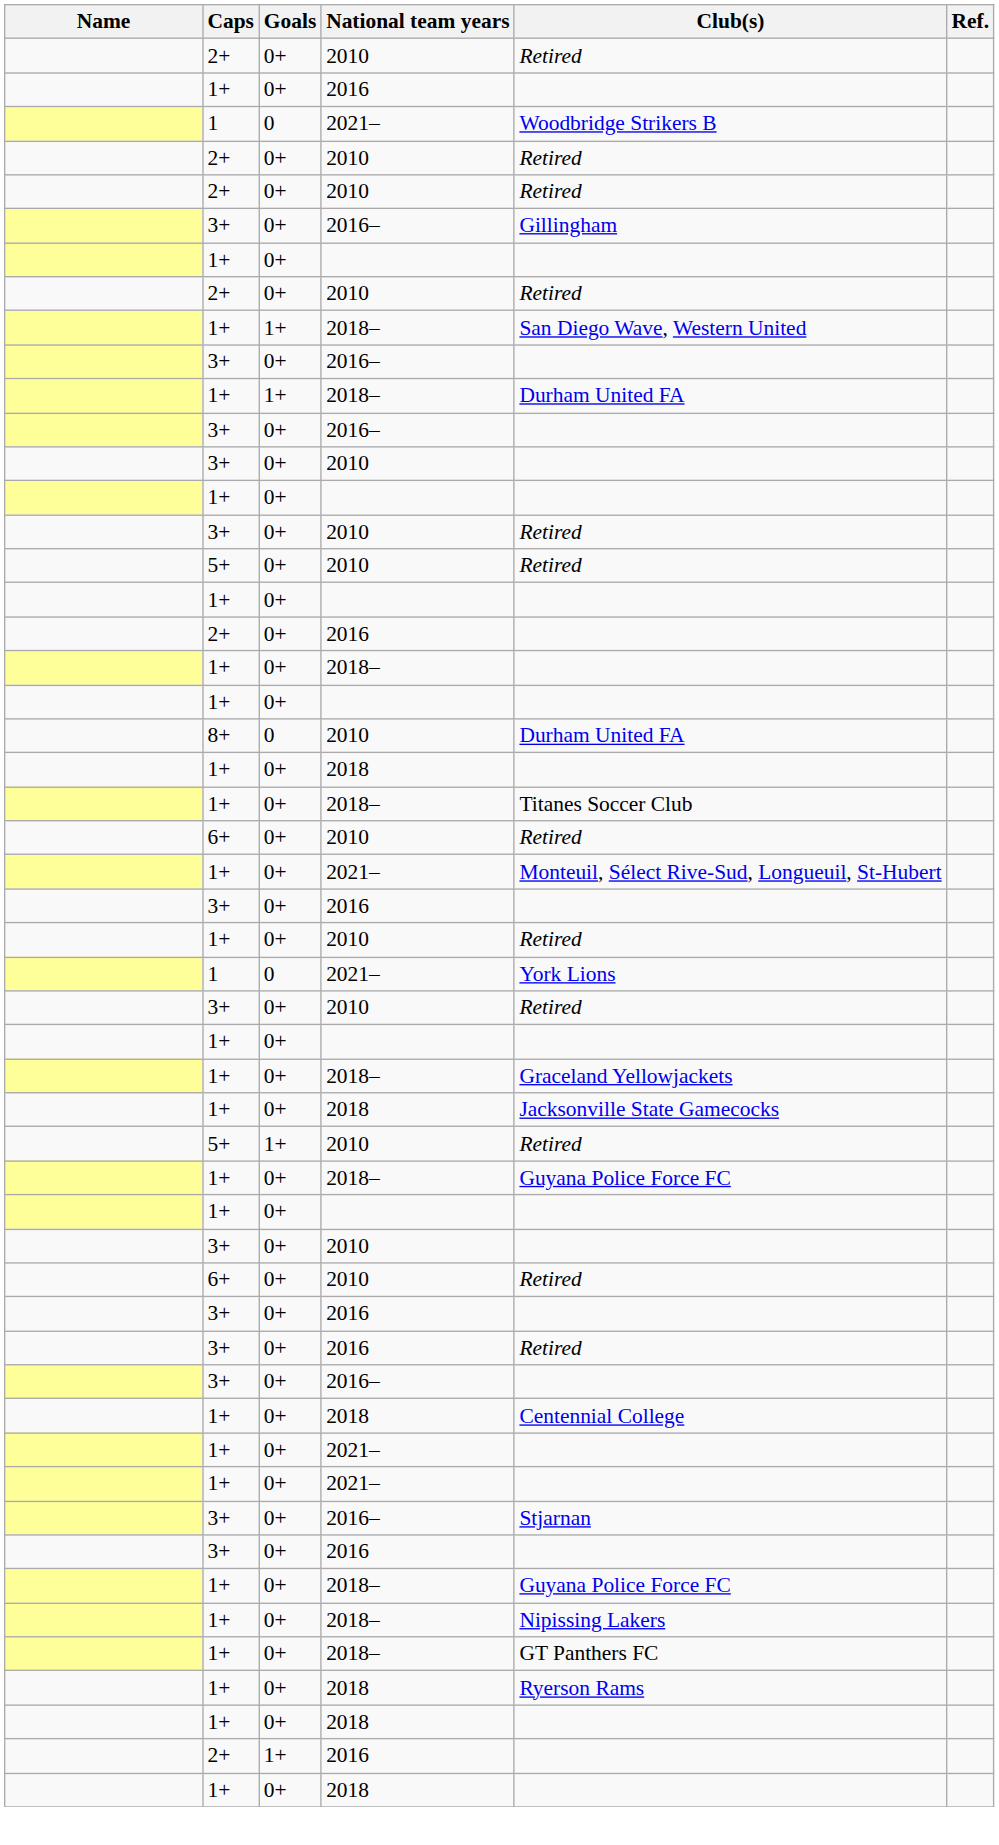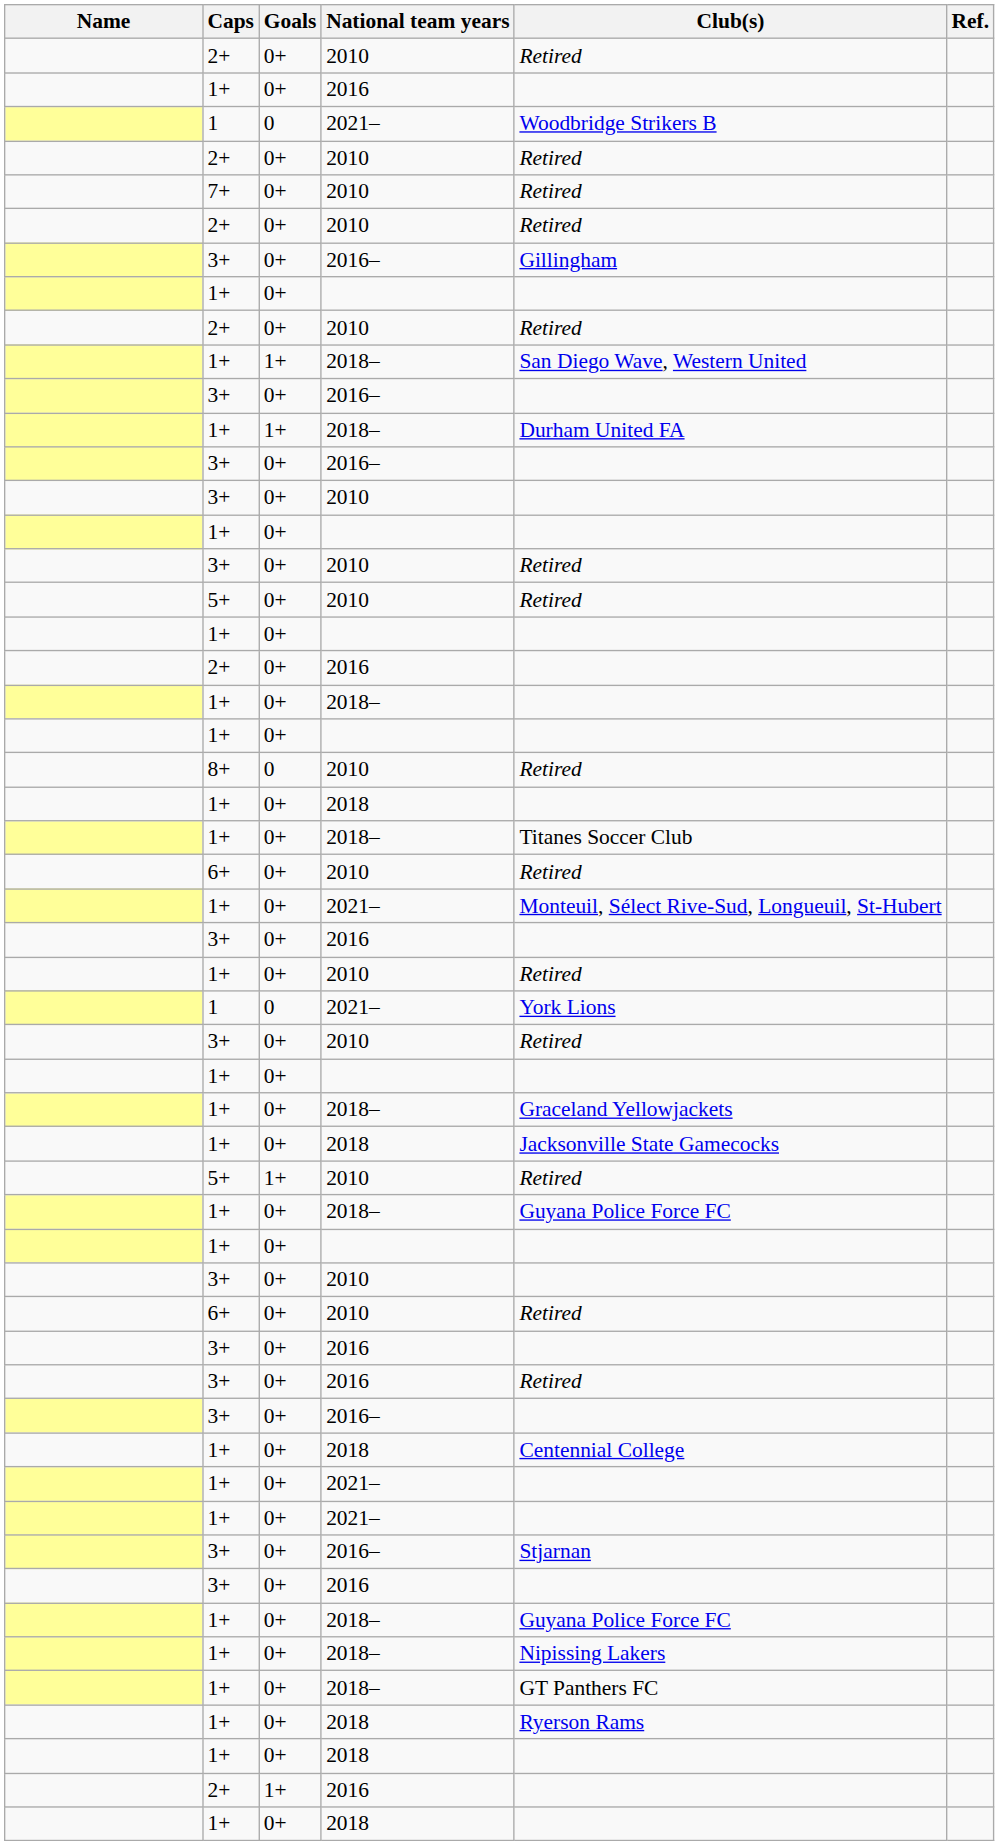+ row: (219, 191)
(602, 735) Durham United FA -> (551, 769) Retired
